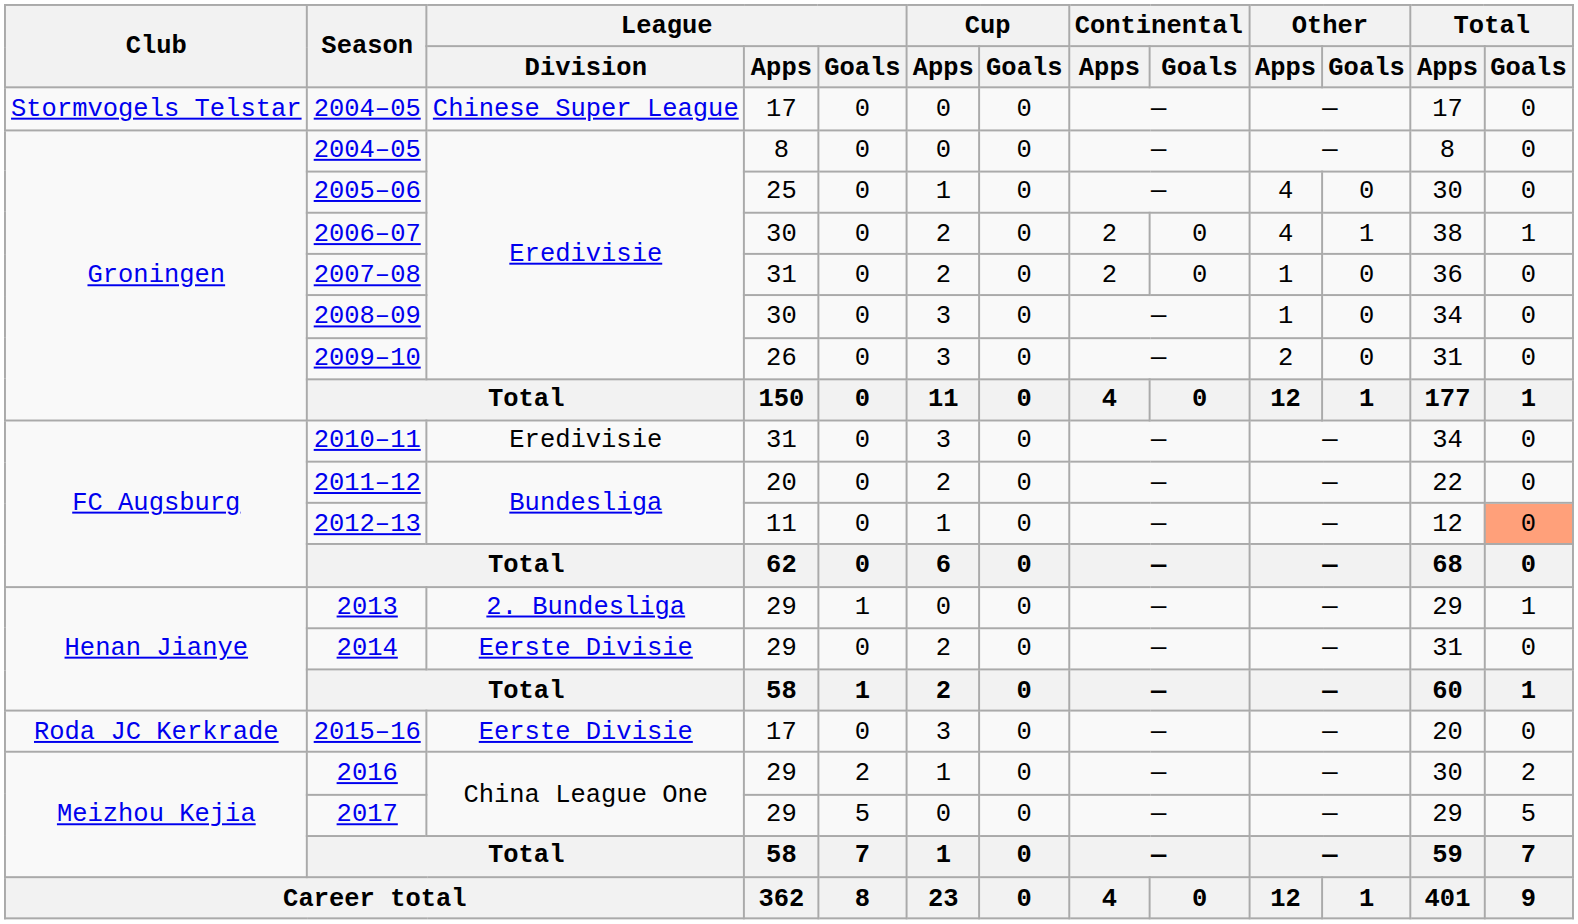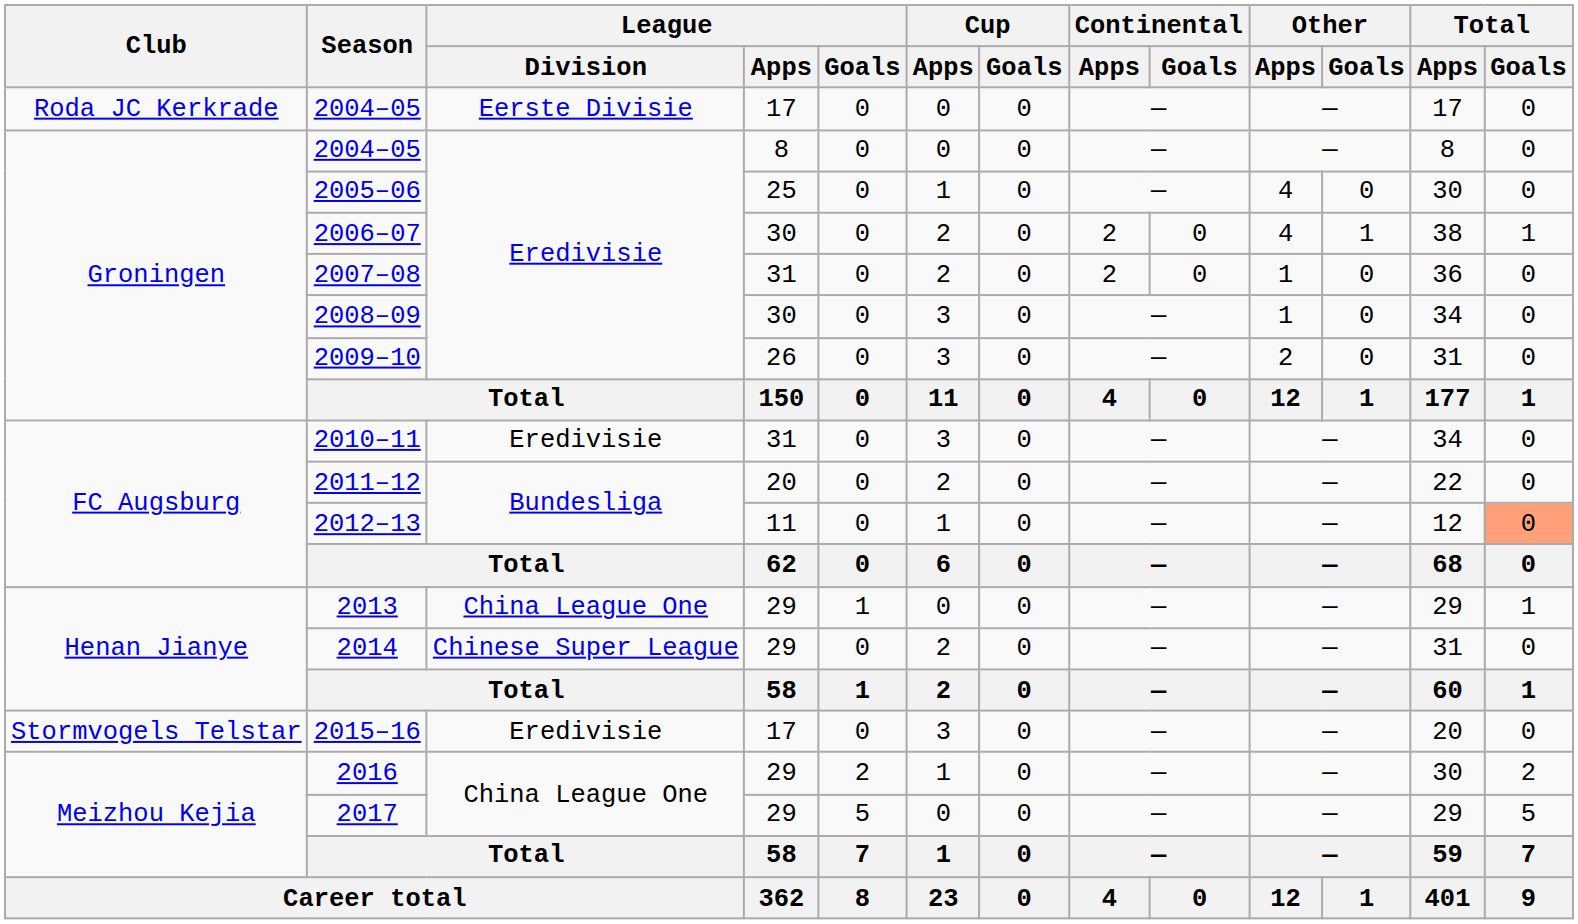(156, 109) Stormvogels Telstar -> (156, 109) Roda JC Kerkrade
(586, 109) Chinese Super League -> (586, 109) Eerste Divisie
(586, 607) 2. Bundesliga -> (586, 607) China League One
(586, 649) Eerste Divisie -> (586, 649) Chinese Super League
(156, 732) Roda JC Kerkrade -> (156, 732) Stormvogels Telstar
(586, 732) Eerste Divisie -> (586, 732) Eredivisie
